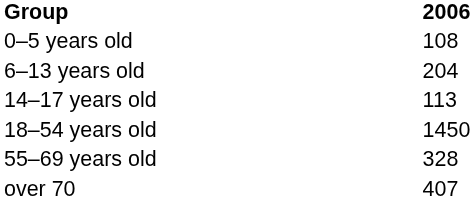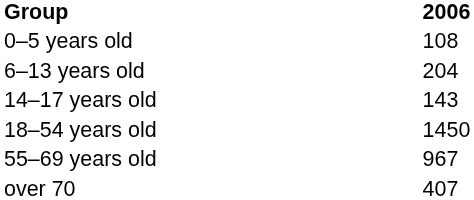(440, 100) 113 -> (441, 100) 143
(441, 159) 328 -> (441, 159) 967
